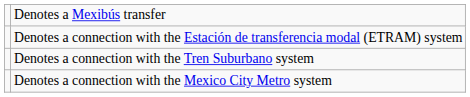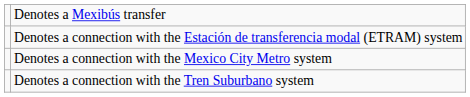rows swapped: (173, 80) <-> (164, 59)
